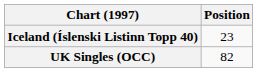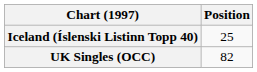(227, 36) 23 -> (227, 36) 25
